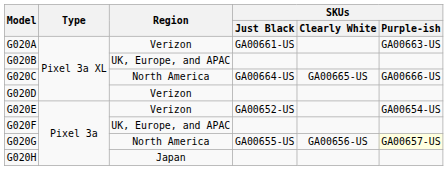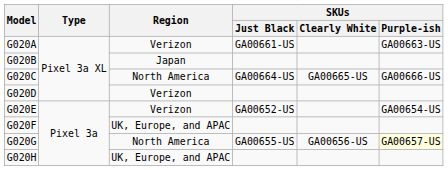(171, 61) UK, Europe, and APAC -> (171, 61) Japan
(171, 157) Japan -> (171, 157) UK, Europe, and APAC
